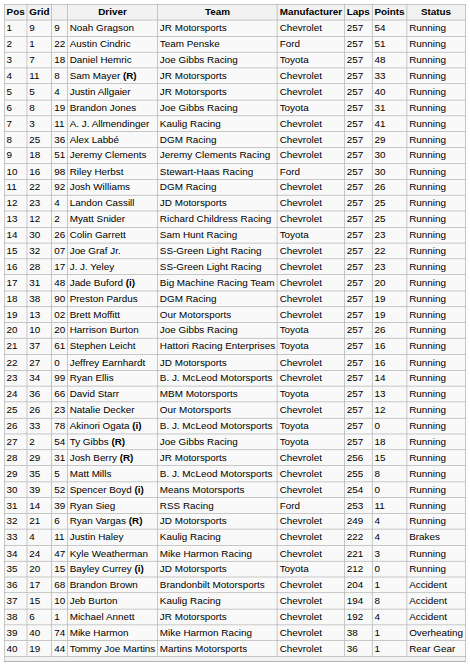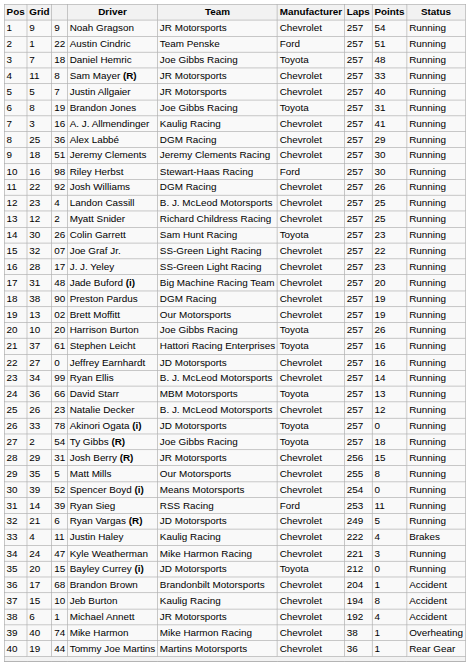(57, 91) 4 -> (57, 91) 7
(59, 123) 11 -> (60, 123) 16
(193, 203) JD Motorsports -> (216, 203) B. J. McLeod Motorsports
(196, 409) Our Motorsports -> (216, 409) B. J. McLeod Motorsports
(216, 425) B. J. McLeod Motorsports -> (193, 425) JD Motorsports
(216, 473) B. J. McLeod Motorsports -> (196, 473) Our Motorsports
(377, 521) 4 -> (377, 521) 5
